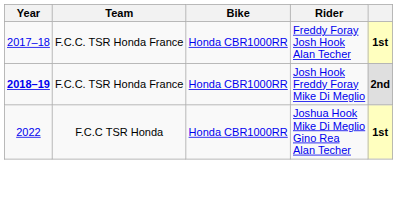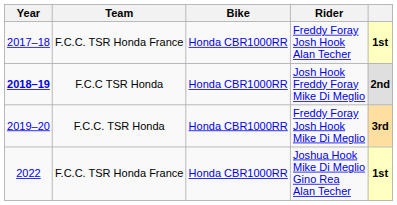(119, 84) F.C.C. TSR Honda France -> (119, 84) F.C.C TSR Honda
+ row: (329, 126)
(119, 132) F.C.C TSR Honda -> (119, 173) F.C.C. TSR Honda France
